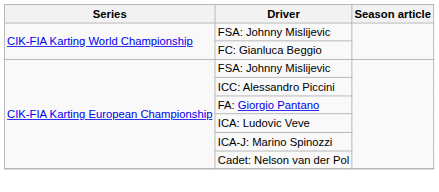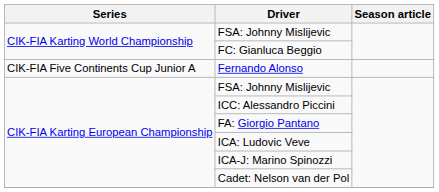+ row: (101, 68)
